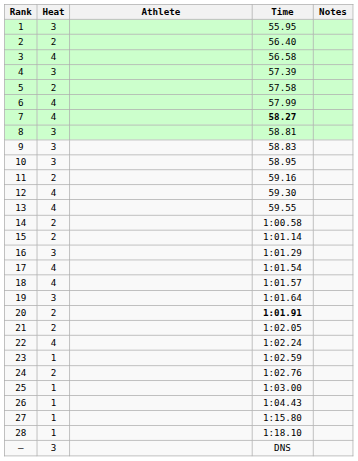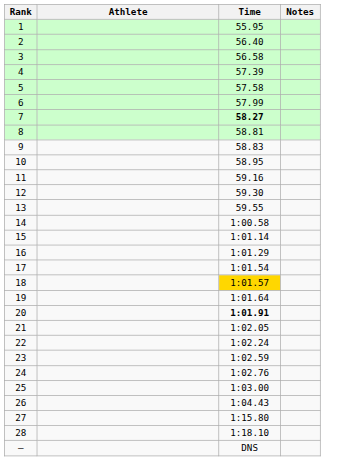- column: (54, 12)
(282, 283) no background -> (250, 283) gold background
